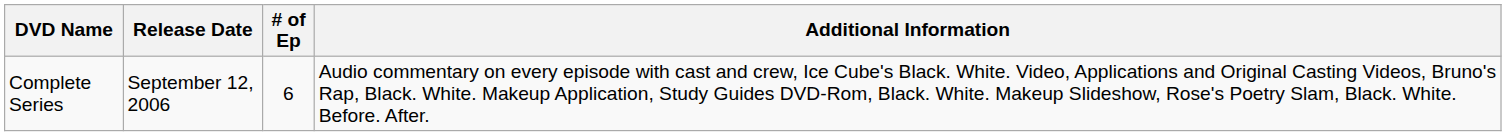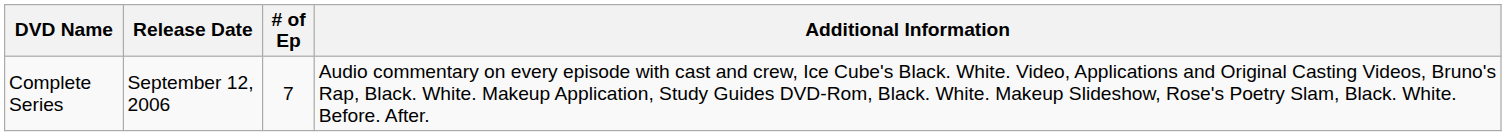(288, 93) 6 -> (288, 93) 7
